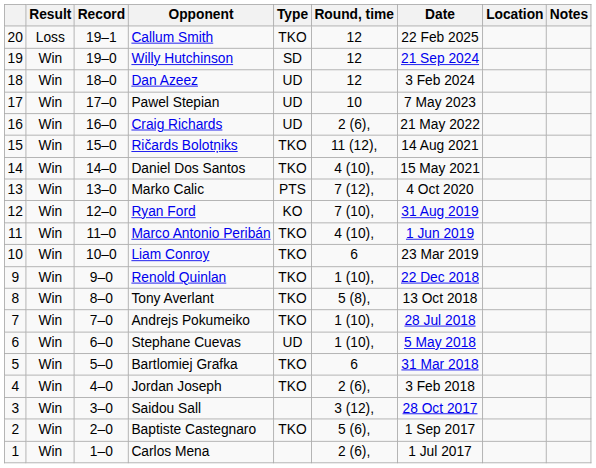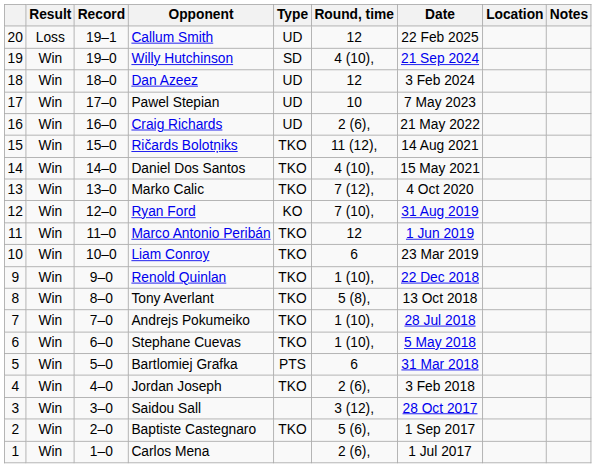(292, 37) TKO -> (292, 37) UD
(354, 59) 12 -> (354, 59) 4 (10),
(293, 189) PTS -> (292, 189) TKO
(354, 233) 4 (10), -> (354, 233) 12
(292, 342) UD -> (292, 342) TKO
(292, 364) TKO -> (293, 364) PTS
